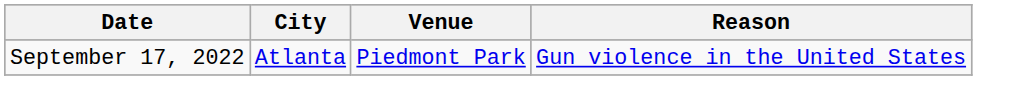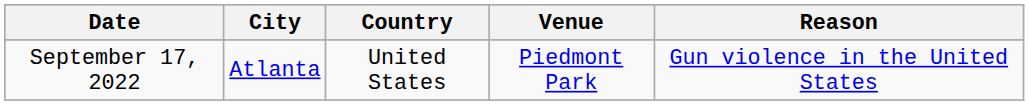+ column: (407, 23)
